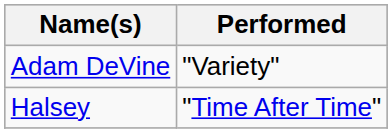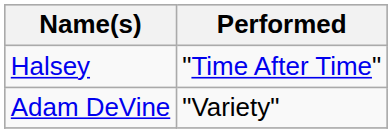rows swapped: (91, 66) <-> (50, 107)
